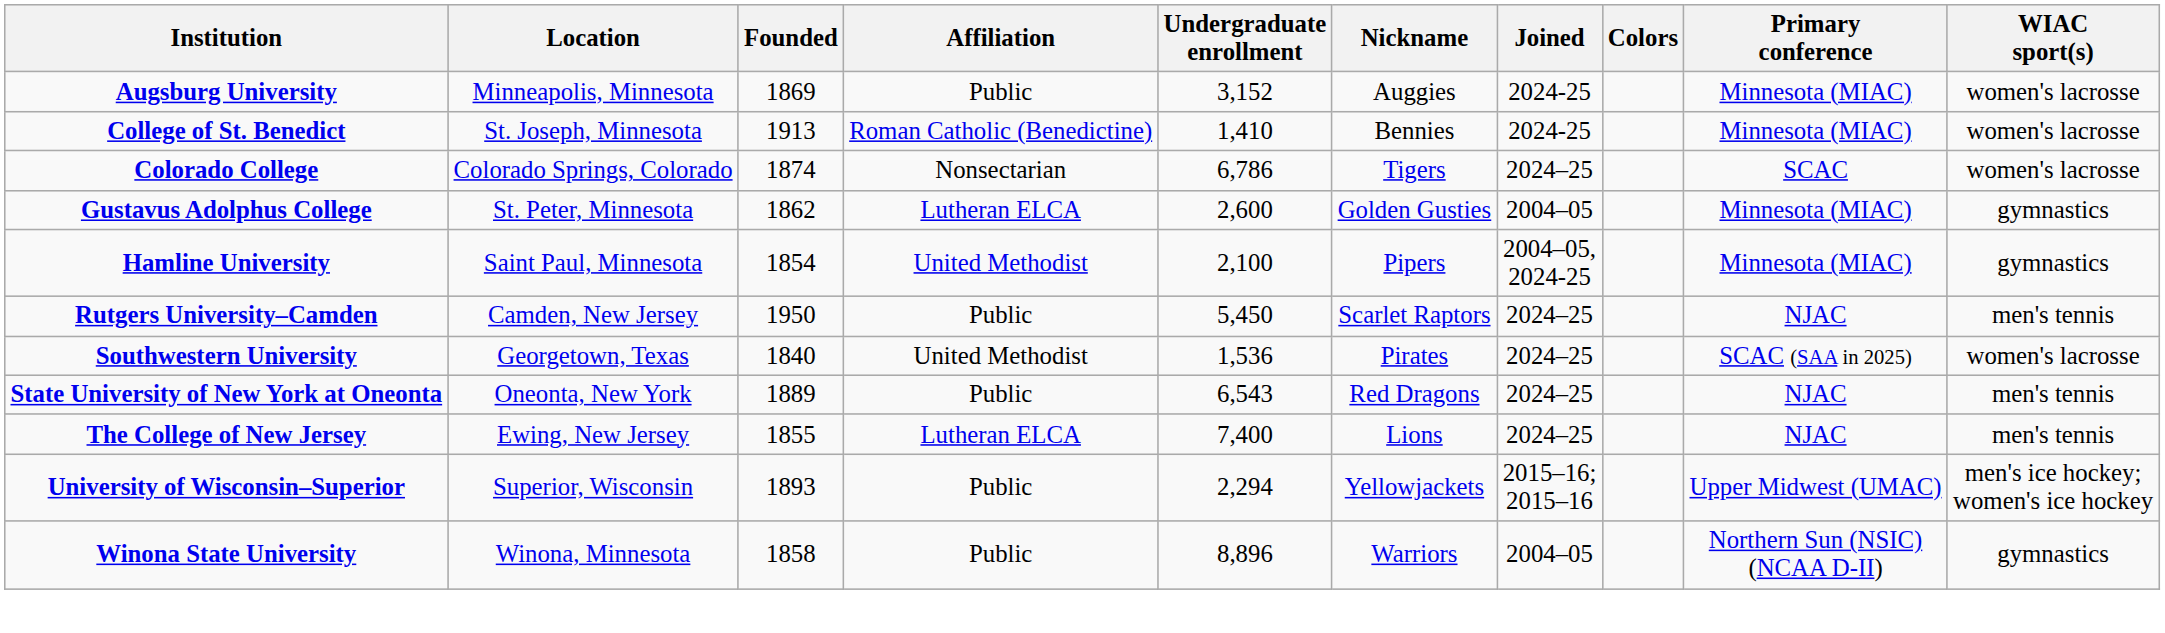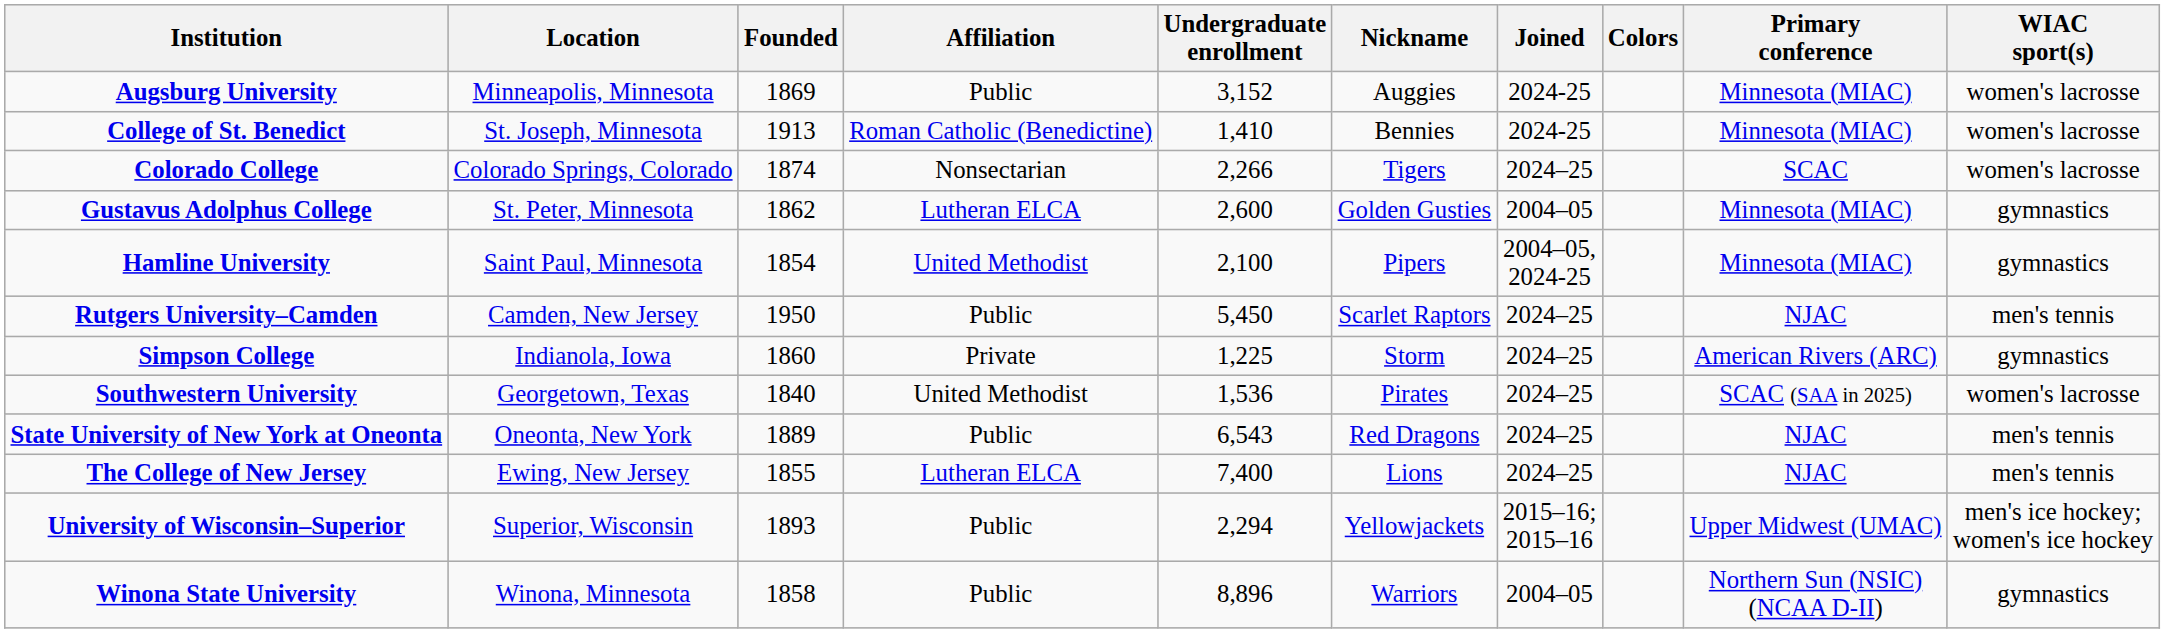(1245, 170) 6,786 -> (1245, 170) 2,266
+ row: (226, 355)
